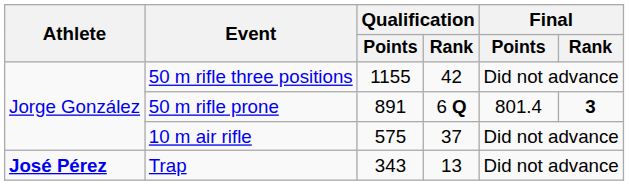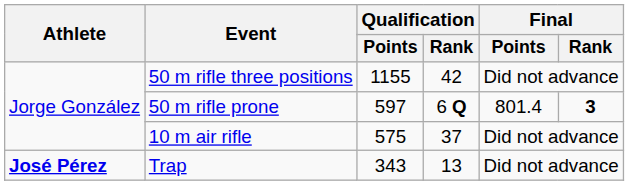(390, 107) 891 -> (390, 107) 597
